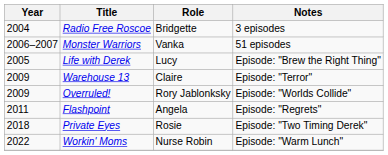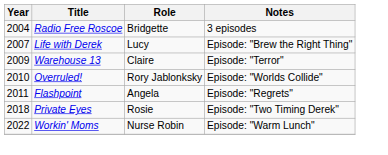- row: (102, 45)
(18, 61) 2005 -> (18, 45) 2007
(18, 93) 2009 -> (18, 77) 2010
